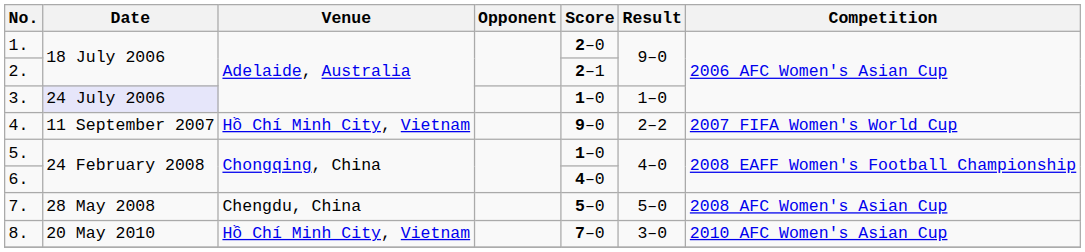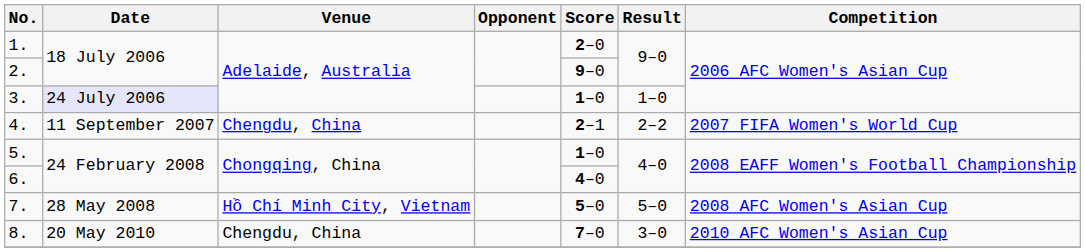(590, 72) 2–1 -> (590, 72) 9–0
(346, 126) Hồ Chí Minh City, Vietnam -> (292, 126) Chengdu, China
(590, 126) 9–0 -> (590, 126) 2–1
(292, 206) Chengdu, China -> (346, 206) Hồ Chí Minh City, Vietnam
(346, 233) Hồ Chí Minh City, Vietnam -> (292, 233) Chengdu, China
